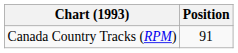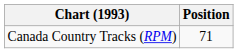(206, 36) 91 -> (206, 36) 71
